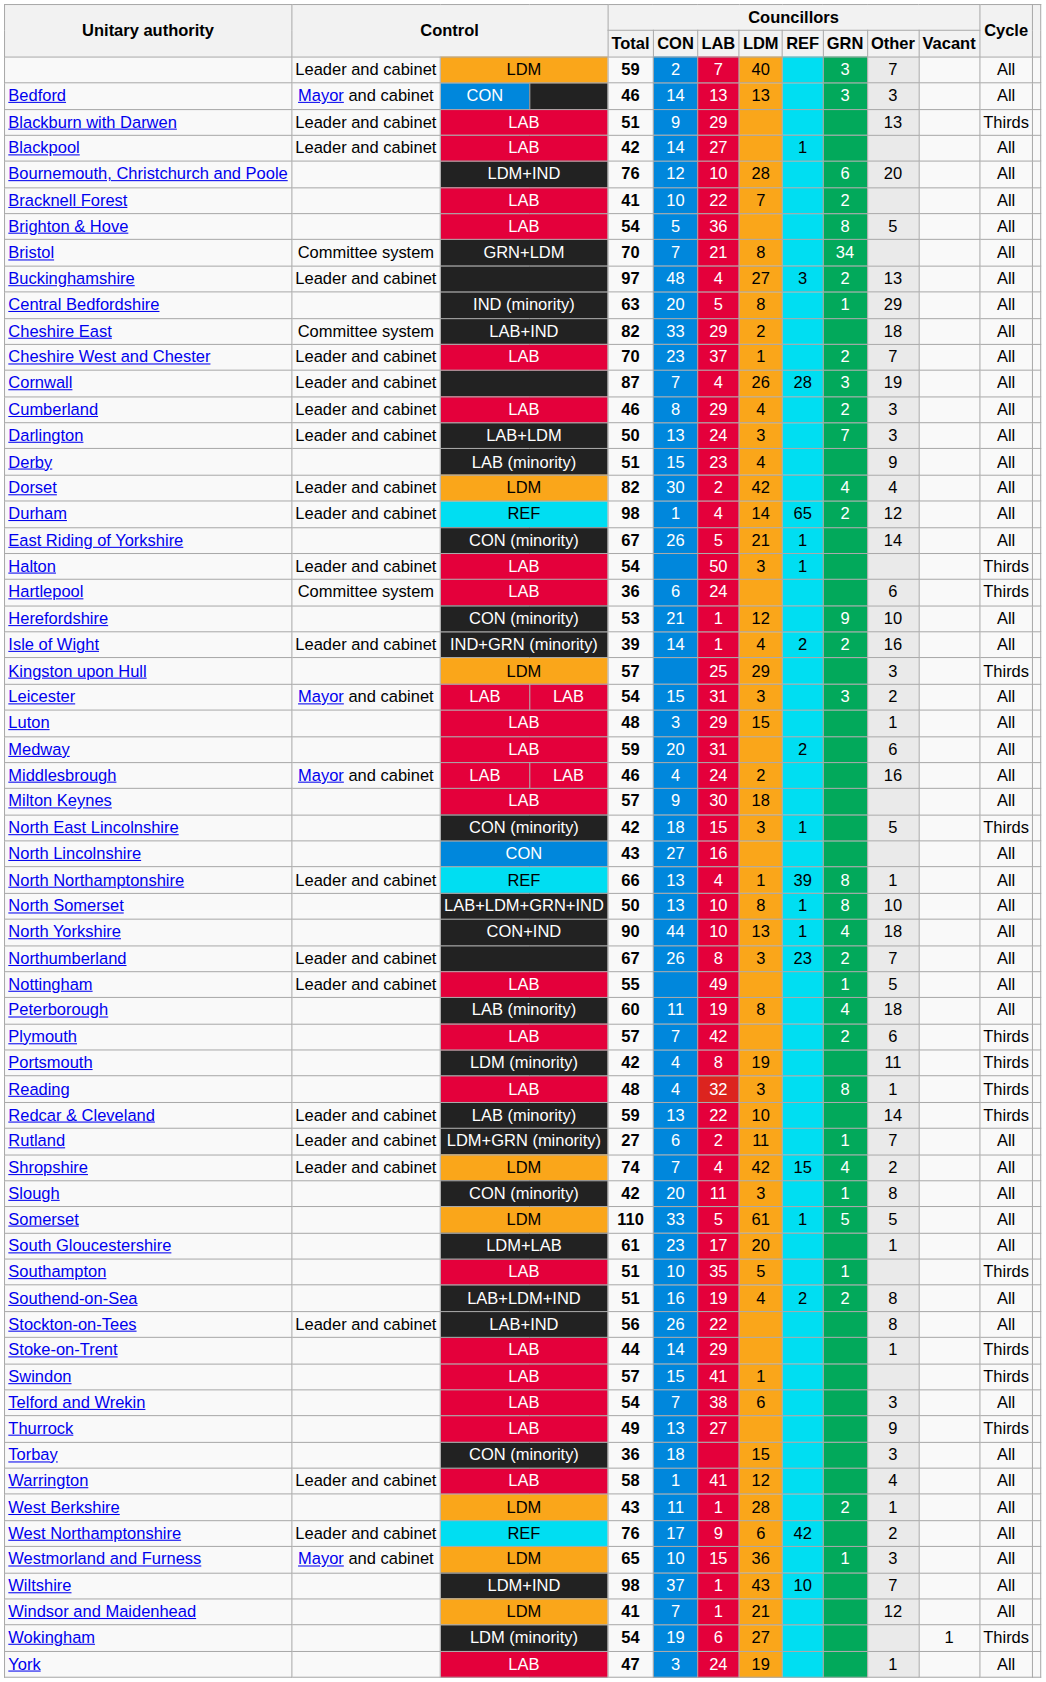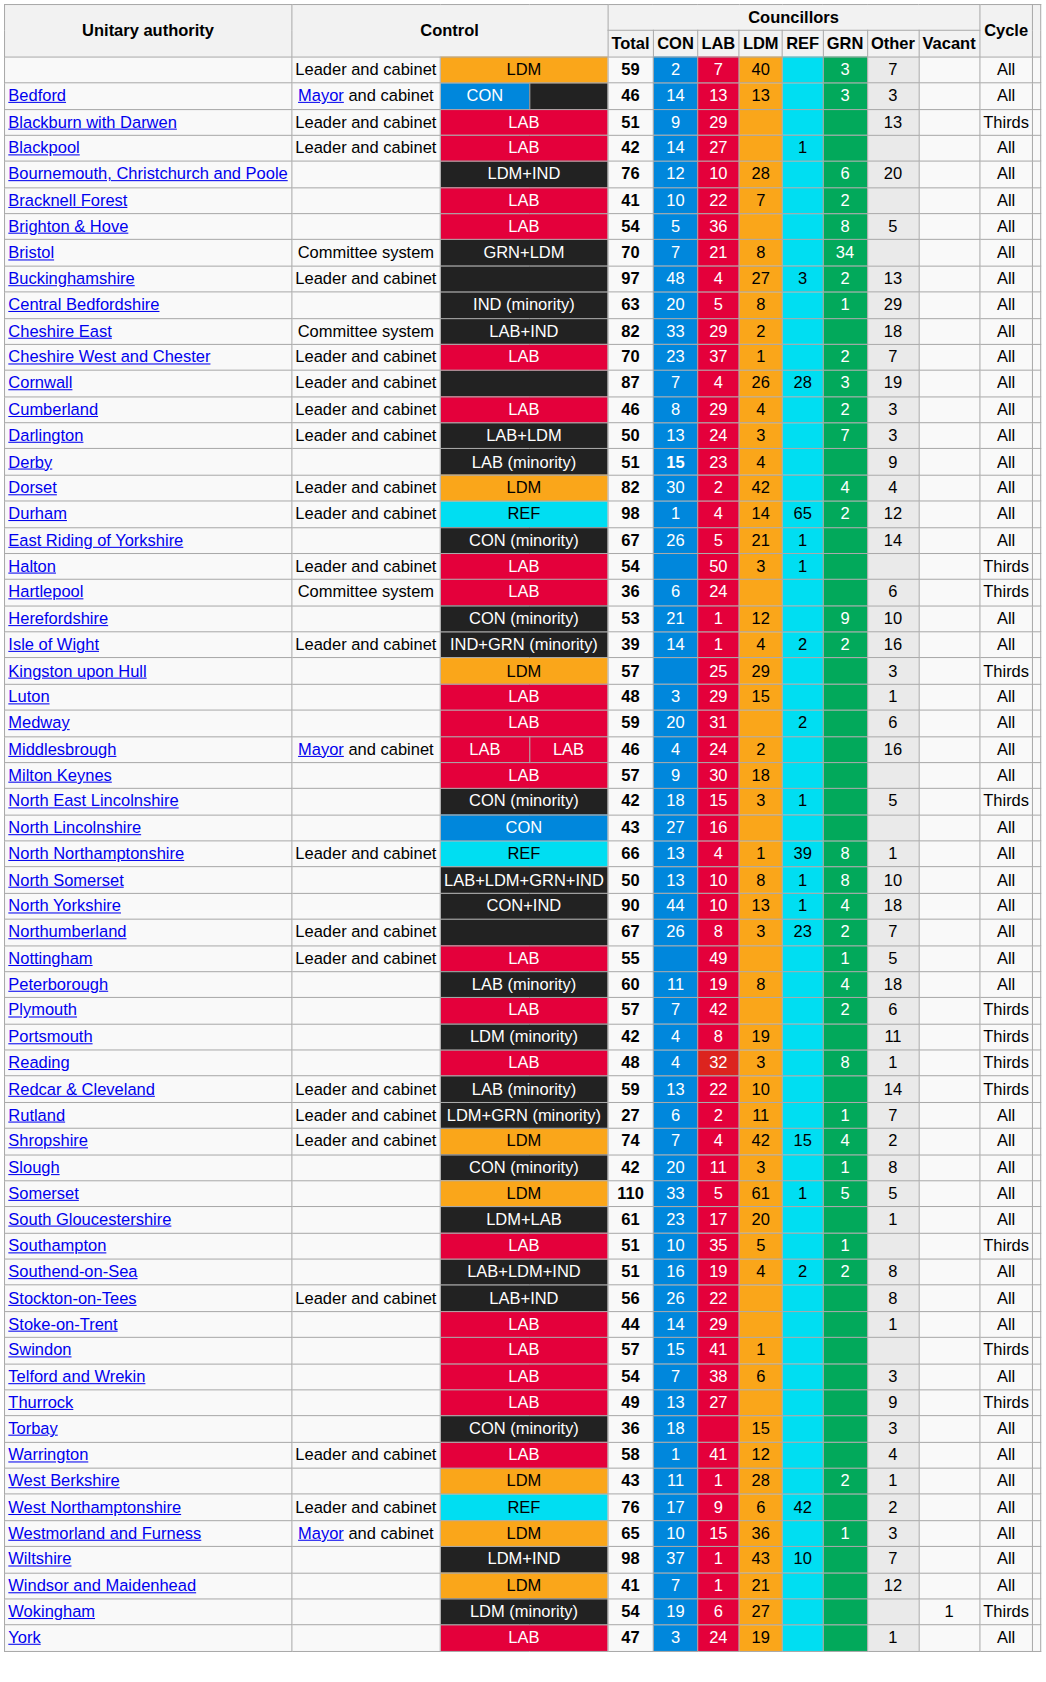(675, 461) normal -> (675, 461) bold
- row: (42, 697)
(1006, 1350) Thirds -> (1006, 1324) All
